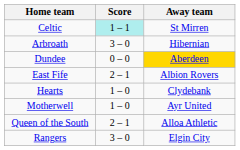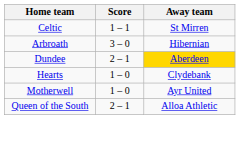(120, 28) paleturquoise background -> (120, 28) no background
(120, 59) 0 – 0 -> (120, 59) 2 – 1
- row: (50, 75)
- row: (50, 138)
